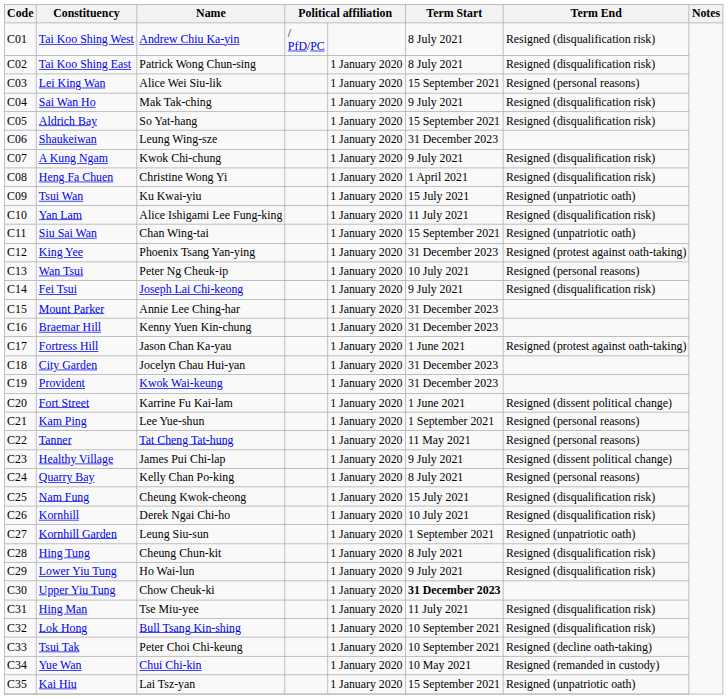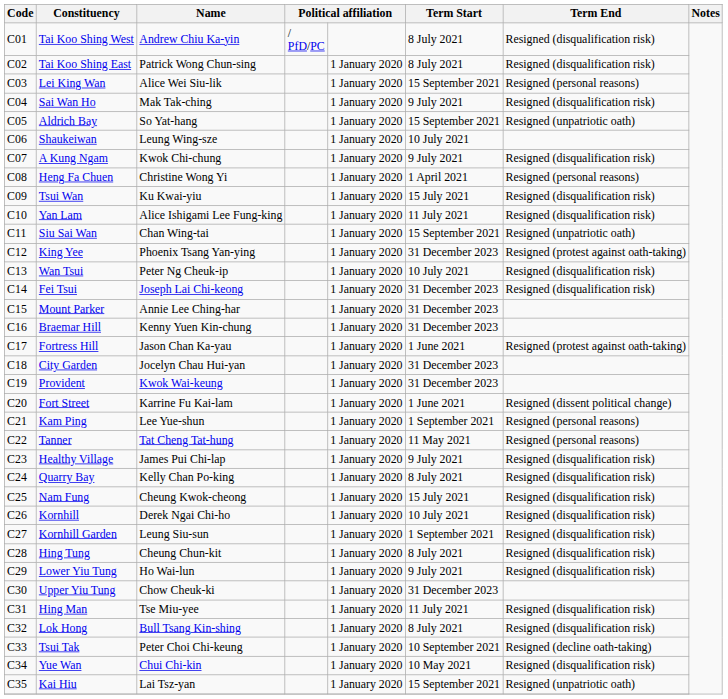(581, 121) Resigned (disqualification risk) -> (570, 121) Resigned (unpatriotic oath)
(453, 139) 31 December 2023 -> (439, 139) 10 July 2021
(581, 177) Resigned (disqualification risk) -> (572, 177) Resigned (personal reasons)
(571, 196) Resigned (unpatriotic oath) -> (580, 196) Resigned (disqualification risk)
(573, 271) Resigned (personal reasons) -> (580, 271) Resigned (disqualification risk)
(436, 290) 9 July 2021 -> (453, 290) 31 December 2023
(589, 459) Resigned (dissent political change) -> (580, 459) Resigned (disqualification risk)
(573, 477) Resigned (personal reasons) -> (580, 477) Resigned (disqualification risk)
(571, 534) Resigned (unpatriotic oath) -> (580, 534) Resigned (disqualification risk)
(454, 590) bold -> (453, 590) normal
(454, 628) 10 September 2021 -> (436, 628) 8 July 2021
(583, 665) Resigned (remanded in custody) -> (580, 665) Resigned (disqualification risk)
